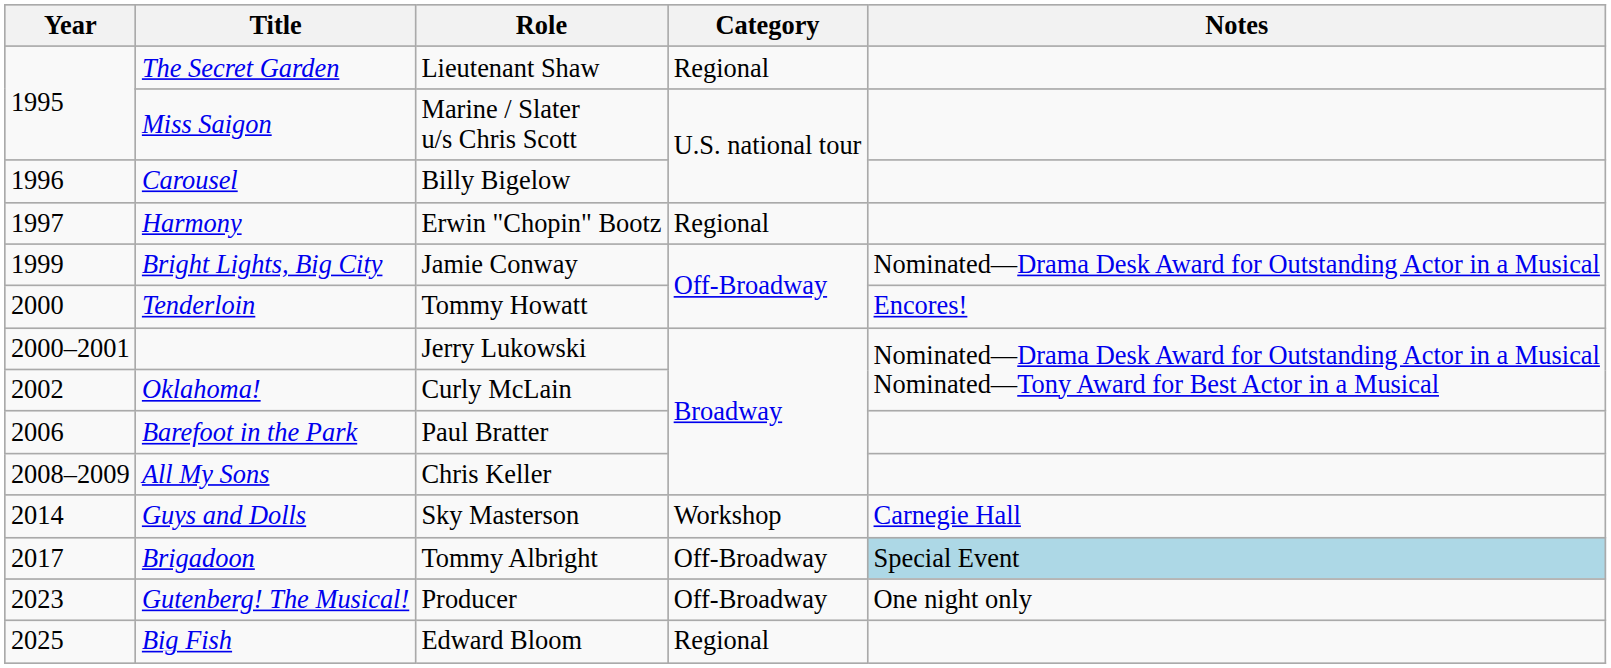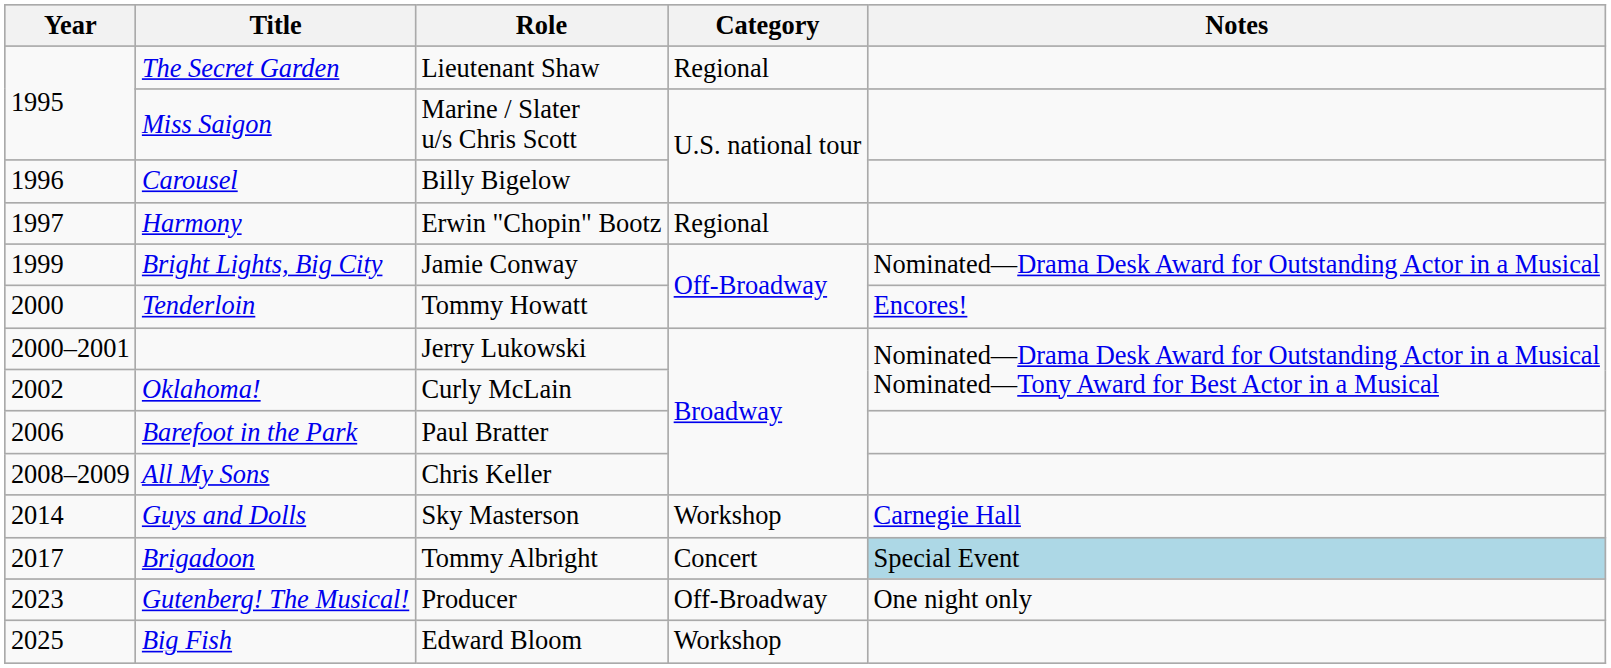(750, 557) Off-Broadway -> (715, 557) Concert
(721, 641) Regional -> (728, 641) Workshop
